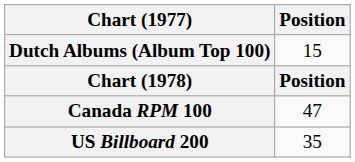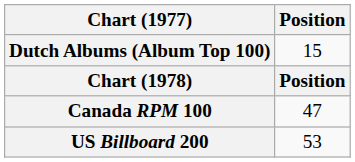(312, 141) 35 -> (312, 141) 53
